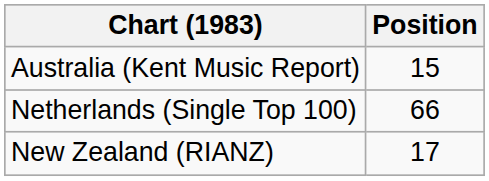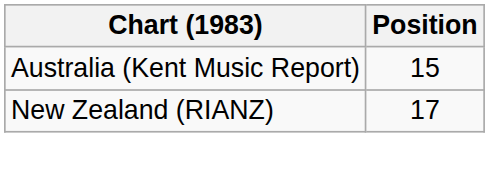- row: (184, 110)
